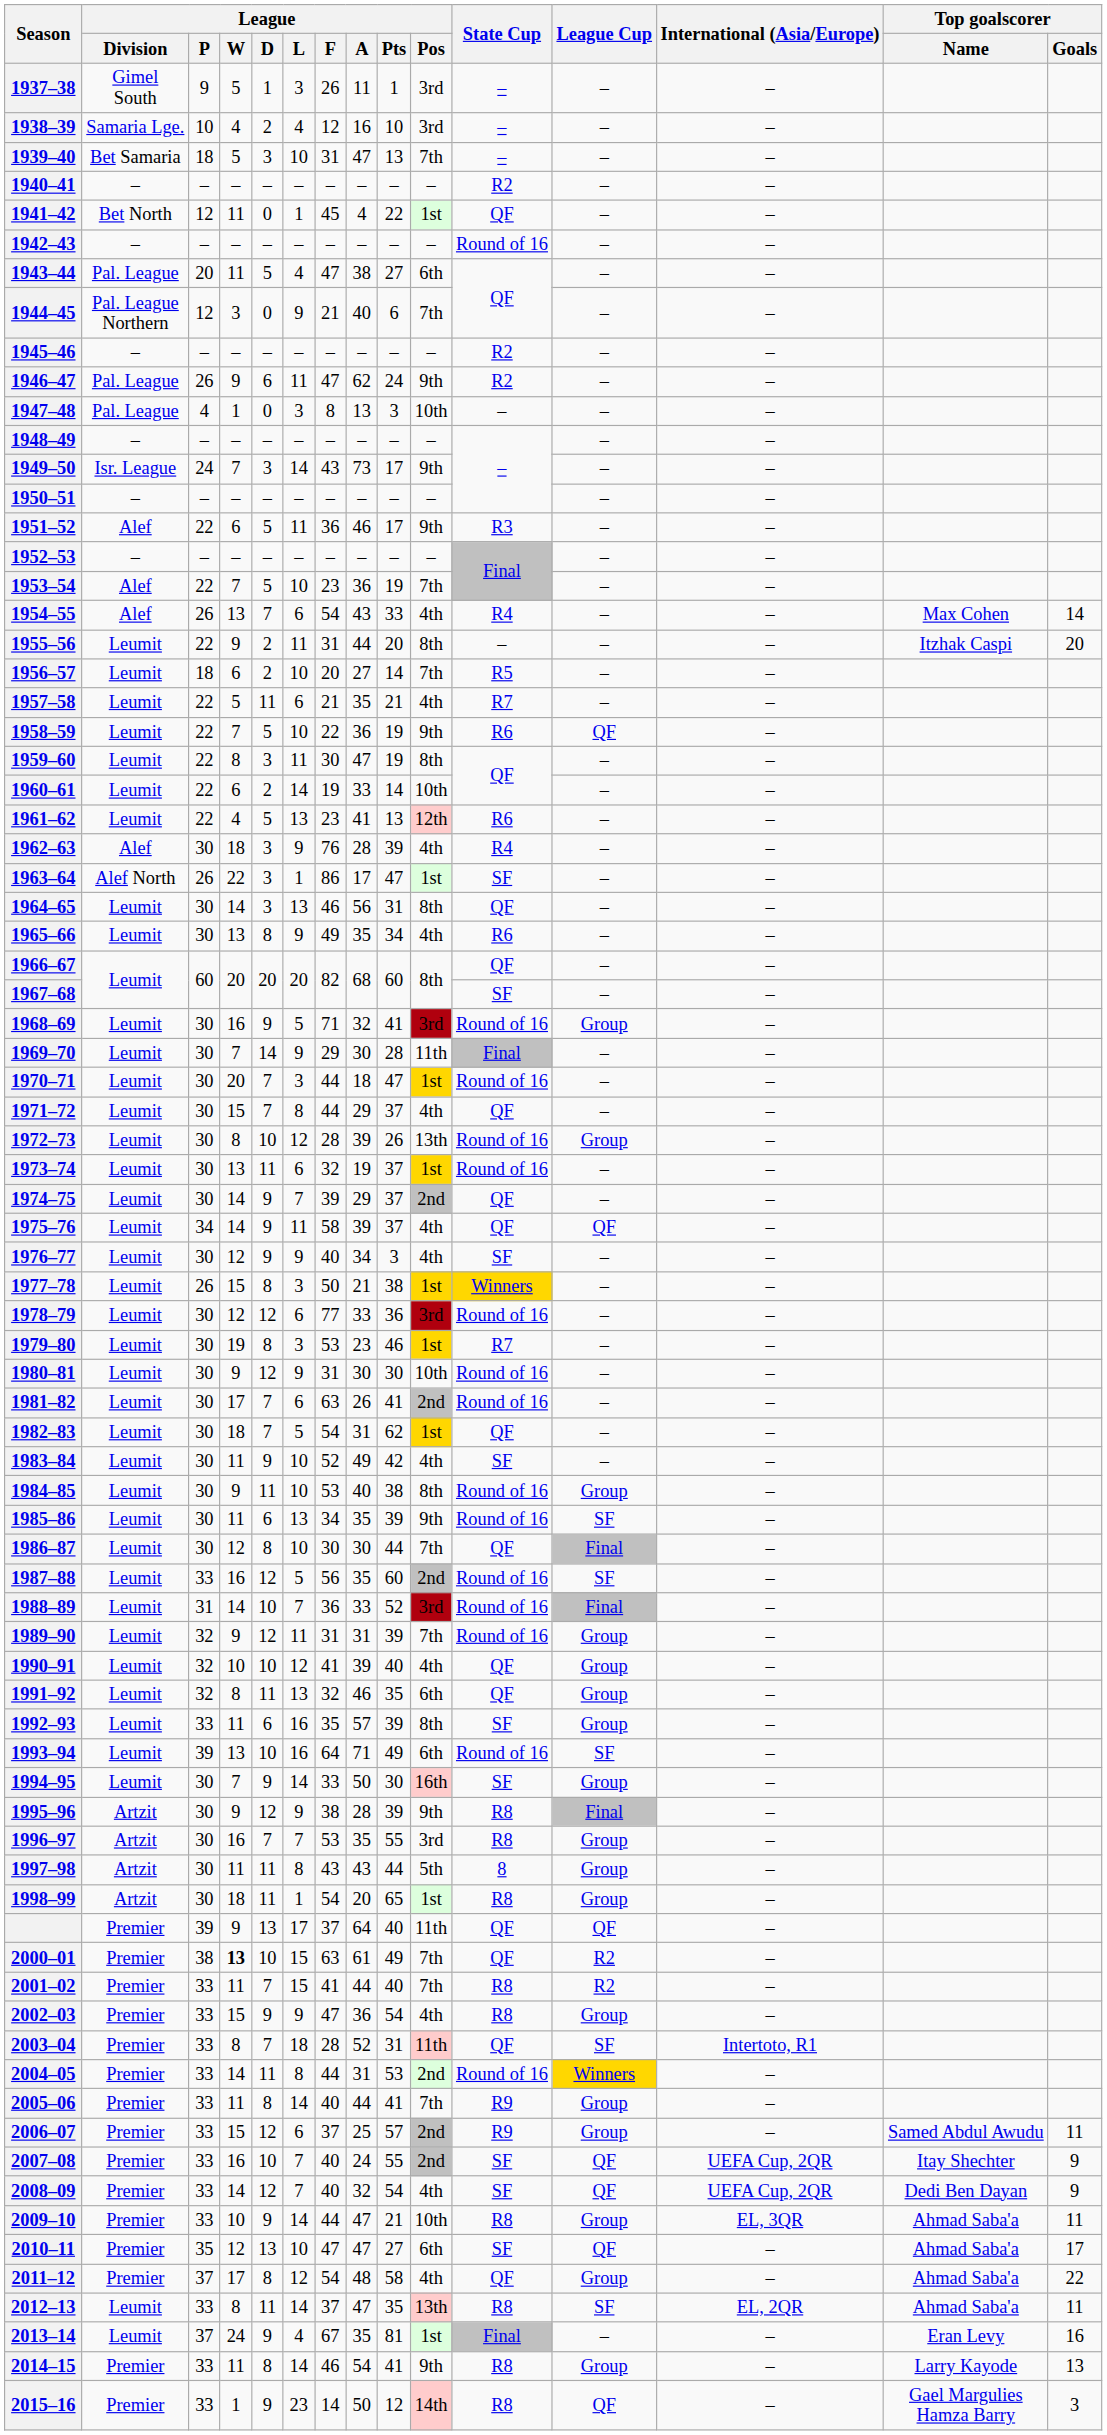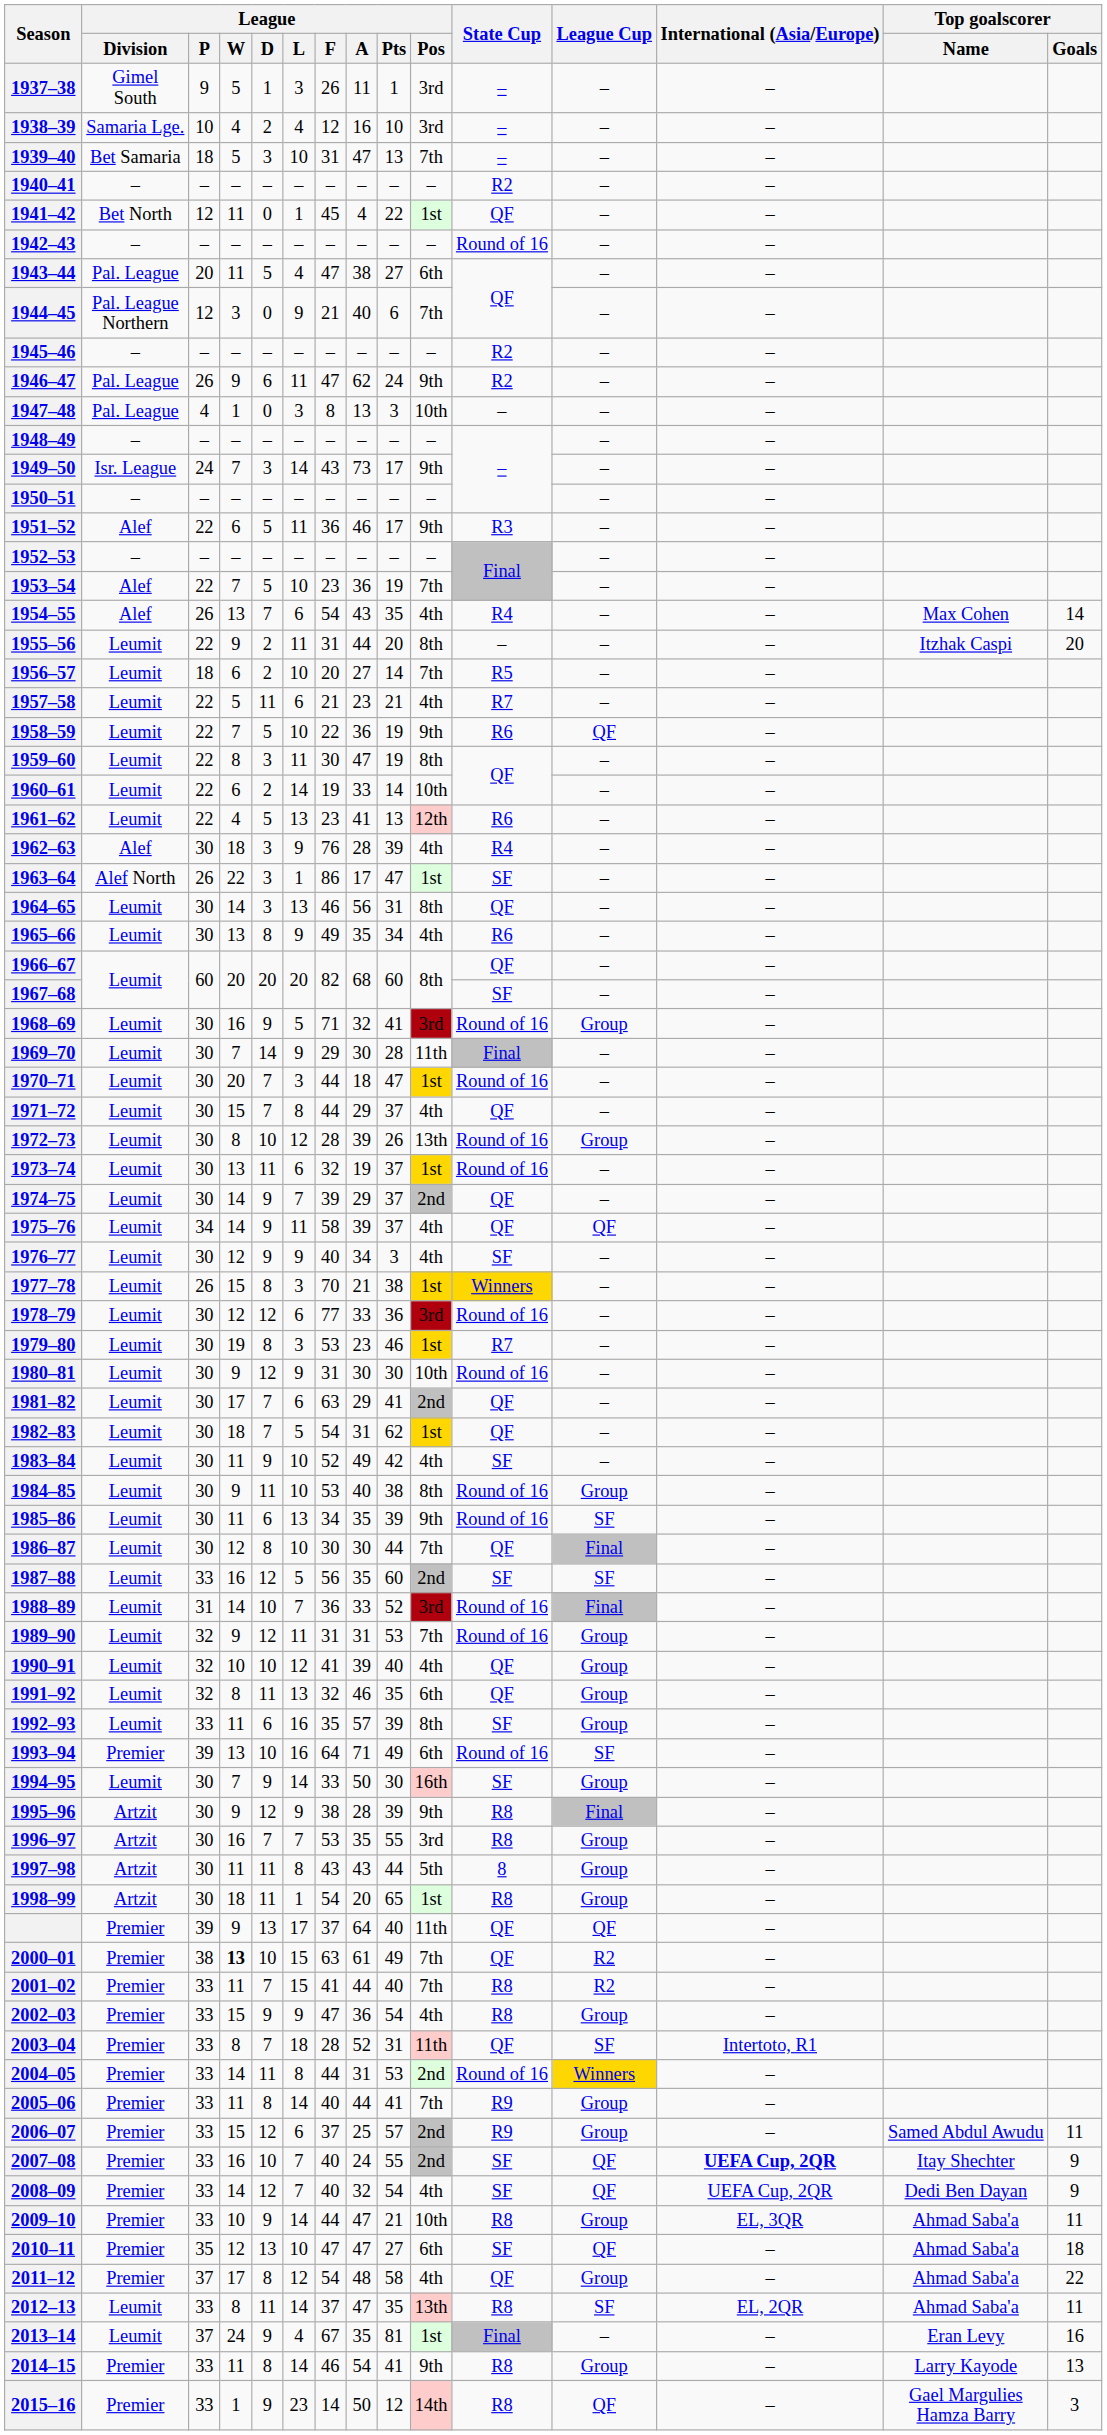(394, 614) 33 -> (394, 614) 35
(362, 702) 35 -> (362, 702) 23
(330, 1286) 50 -> (330, 1286) 70
(362, 1402) 26 -> (362, 1402) 29
(502, 1402) Round of 16 -> (502, 1402) QF
(502, 1577) Round of 16 -> (502, 1577) SF
(394, 1636) 39 -> (394, 1636) 53
(135, 1753) Leumit -> (135, 1753) Premier
(770, 2161) normal -> (770, 2161) bold
(1075, 2249) 17 -> (1075, 2249) 18
